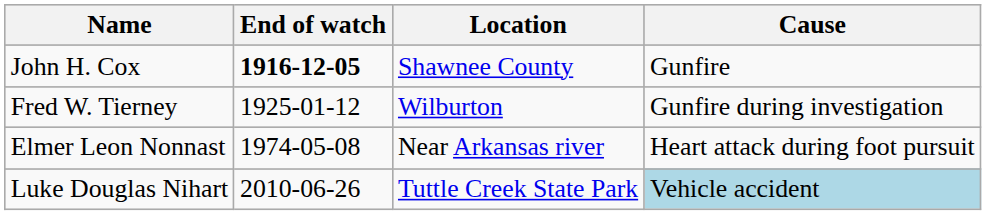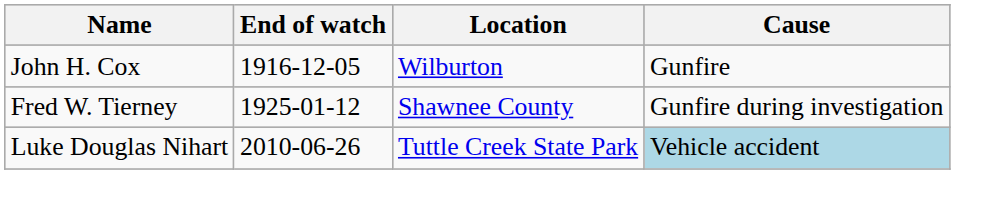(300, 65) bold -> (300, 65) normal
(486, 65) Shawnee County -> (450, 65) Wilburton
(450, 106) Wilburton -> (486, 106) Shawnee County
- row: (118, 147)
